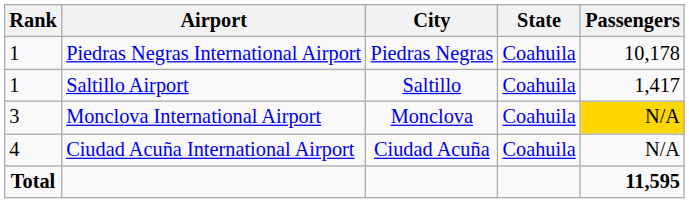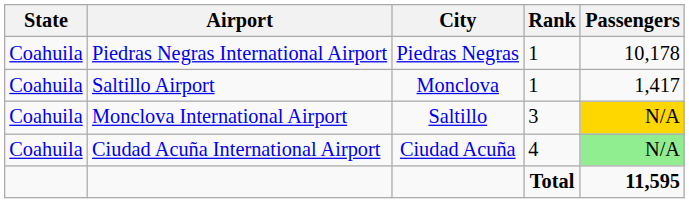columns swapped: (33, 20) <-> (539, 20)
(432, 85) Saltillo -> (458, 85) Monclova
(432, 117) Monclova -> (458, 117) Saltillo
(662, 149) no background -> (662, 149) lightgreen background
